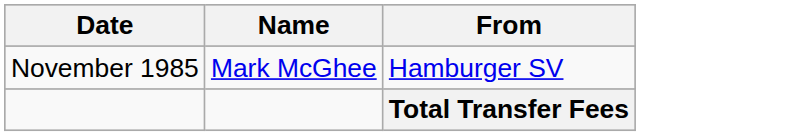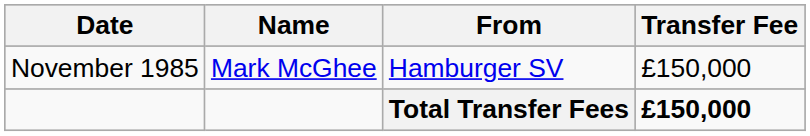+ column: (720, 25)
